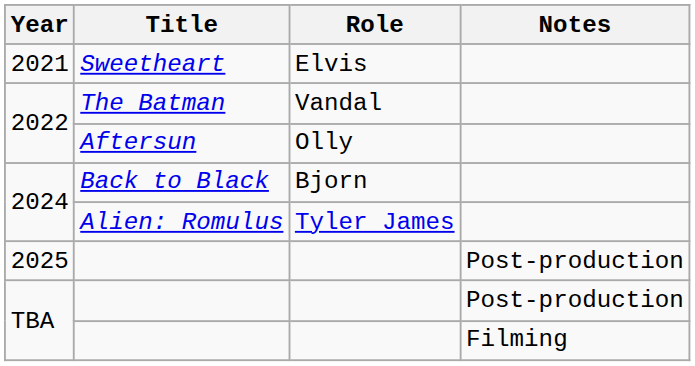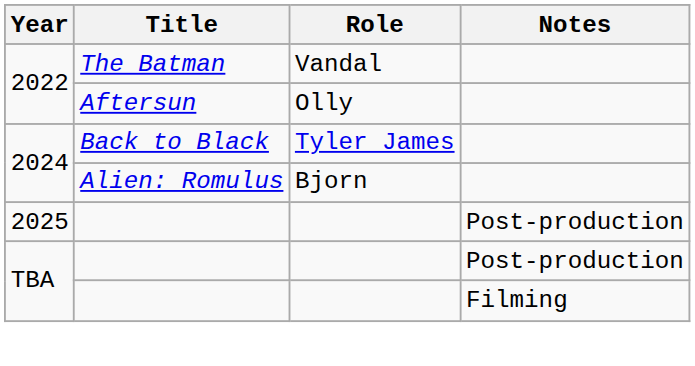- row: (40, 64)
(331, 182) Bjorn -> (375, 143) Tyler James
(375, 222) Tyler James -> (331, 182) Bjorn
